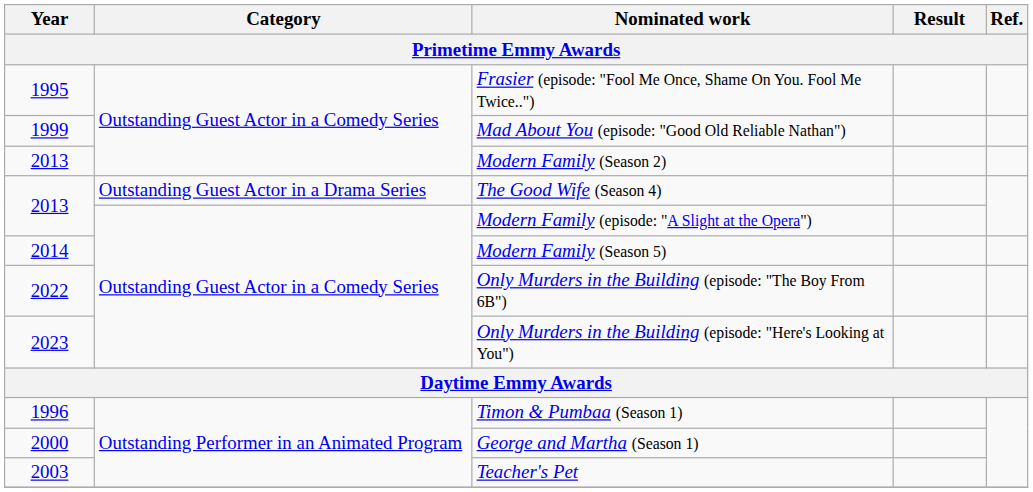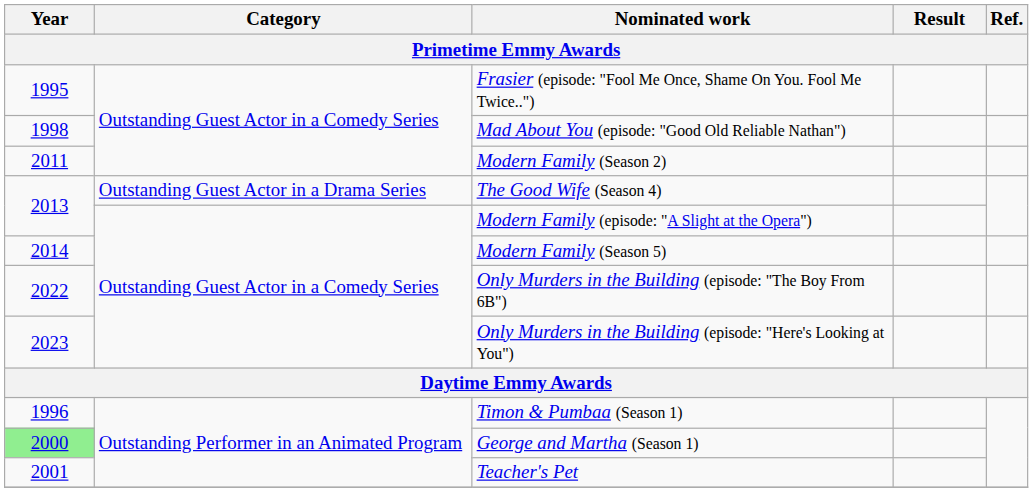(50, 130) 1999 -> (50, 130) 1998
(50, 160) 2013 -> (50, 160) 2011
(50, 442) no background -> (50, 442) lightgreen background
(50, 472) 2003 -> (50, 472) 2001
